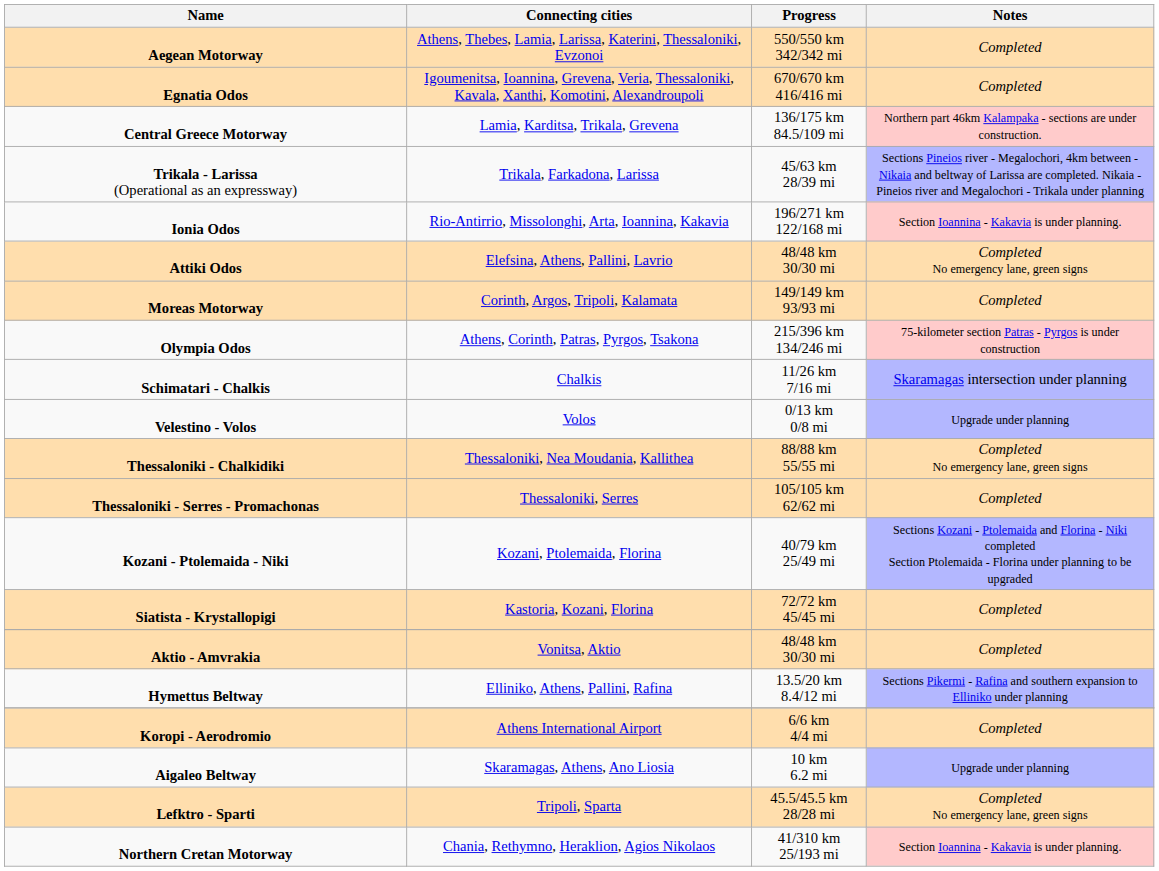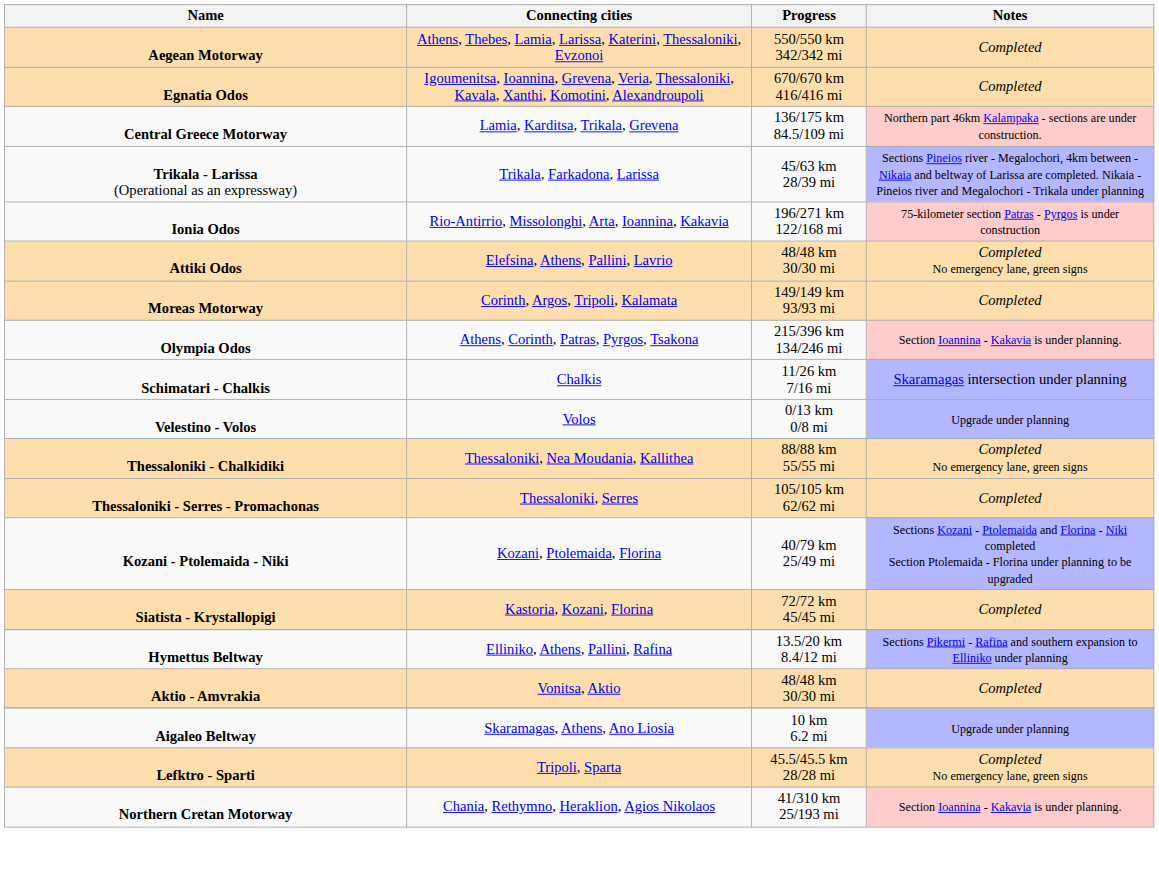(1010, 222) Section Ioannina - Kakavia is under planning. -> (1010, 222) 75-kilometer section Patras - Pyrgos is under construction
(1010, 340) 75-kilometer section Patras - Pyrgos is under construction -> (1010, 340) Section Ioannina - Kakavia is under planning.
rows swapped: (206, 657) <-> (206, 696)
- row: (206, 736)
